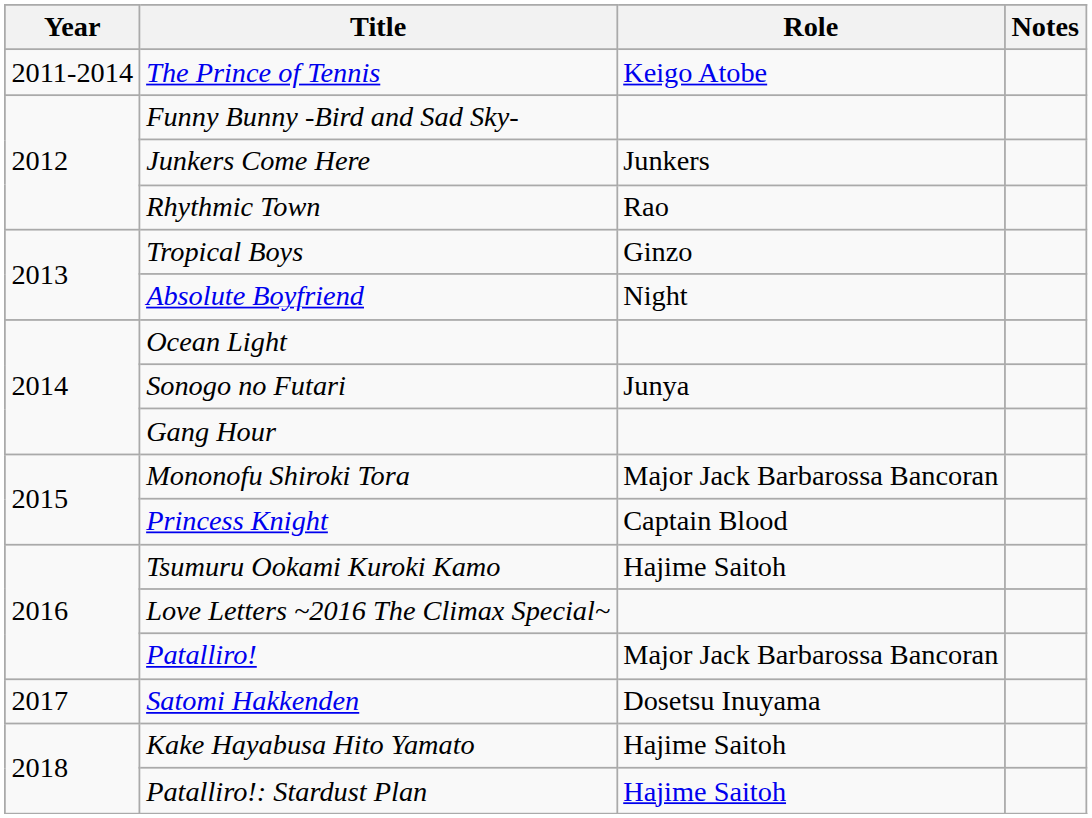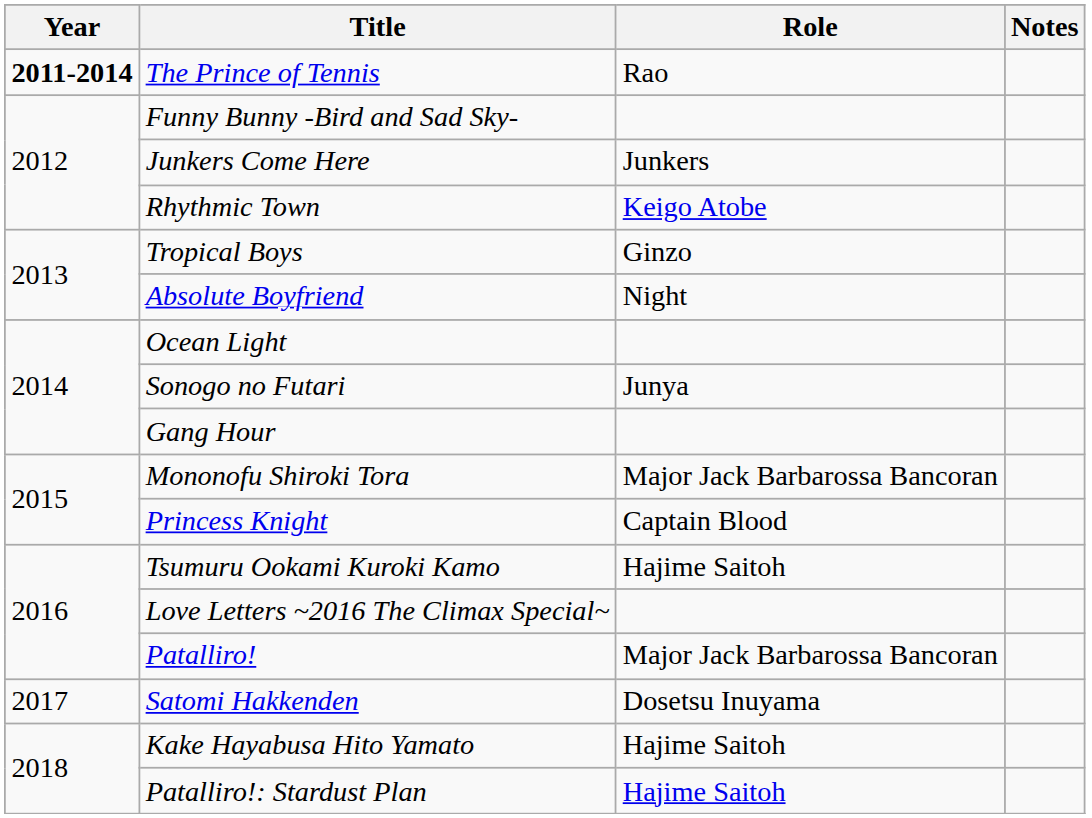(72, 71) normal -> (72, 71) bold
(695, 71) Keigo Atobe -> (646, 71) Rao
(646, 206) Rao -> (695, 206) Keigo Atobe
